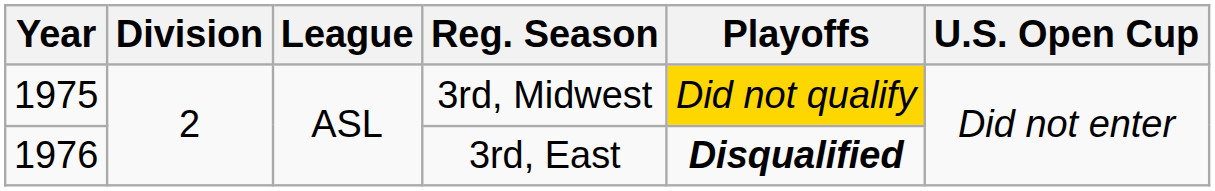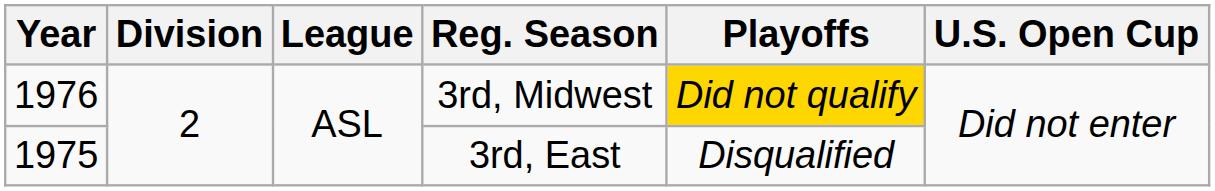(56, 94) 1975 -> (56, 94) 1976
(56, 154) 1976 -> (56, 154) 1975
(796, 154) bold -> (796, 154) normal
